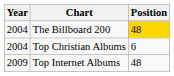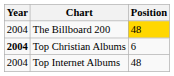(17, 46) normal -> (17, 46) bold
(17, 63) 2009 -> (17, 63) 2004
